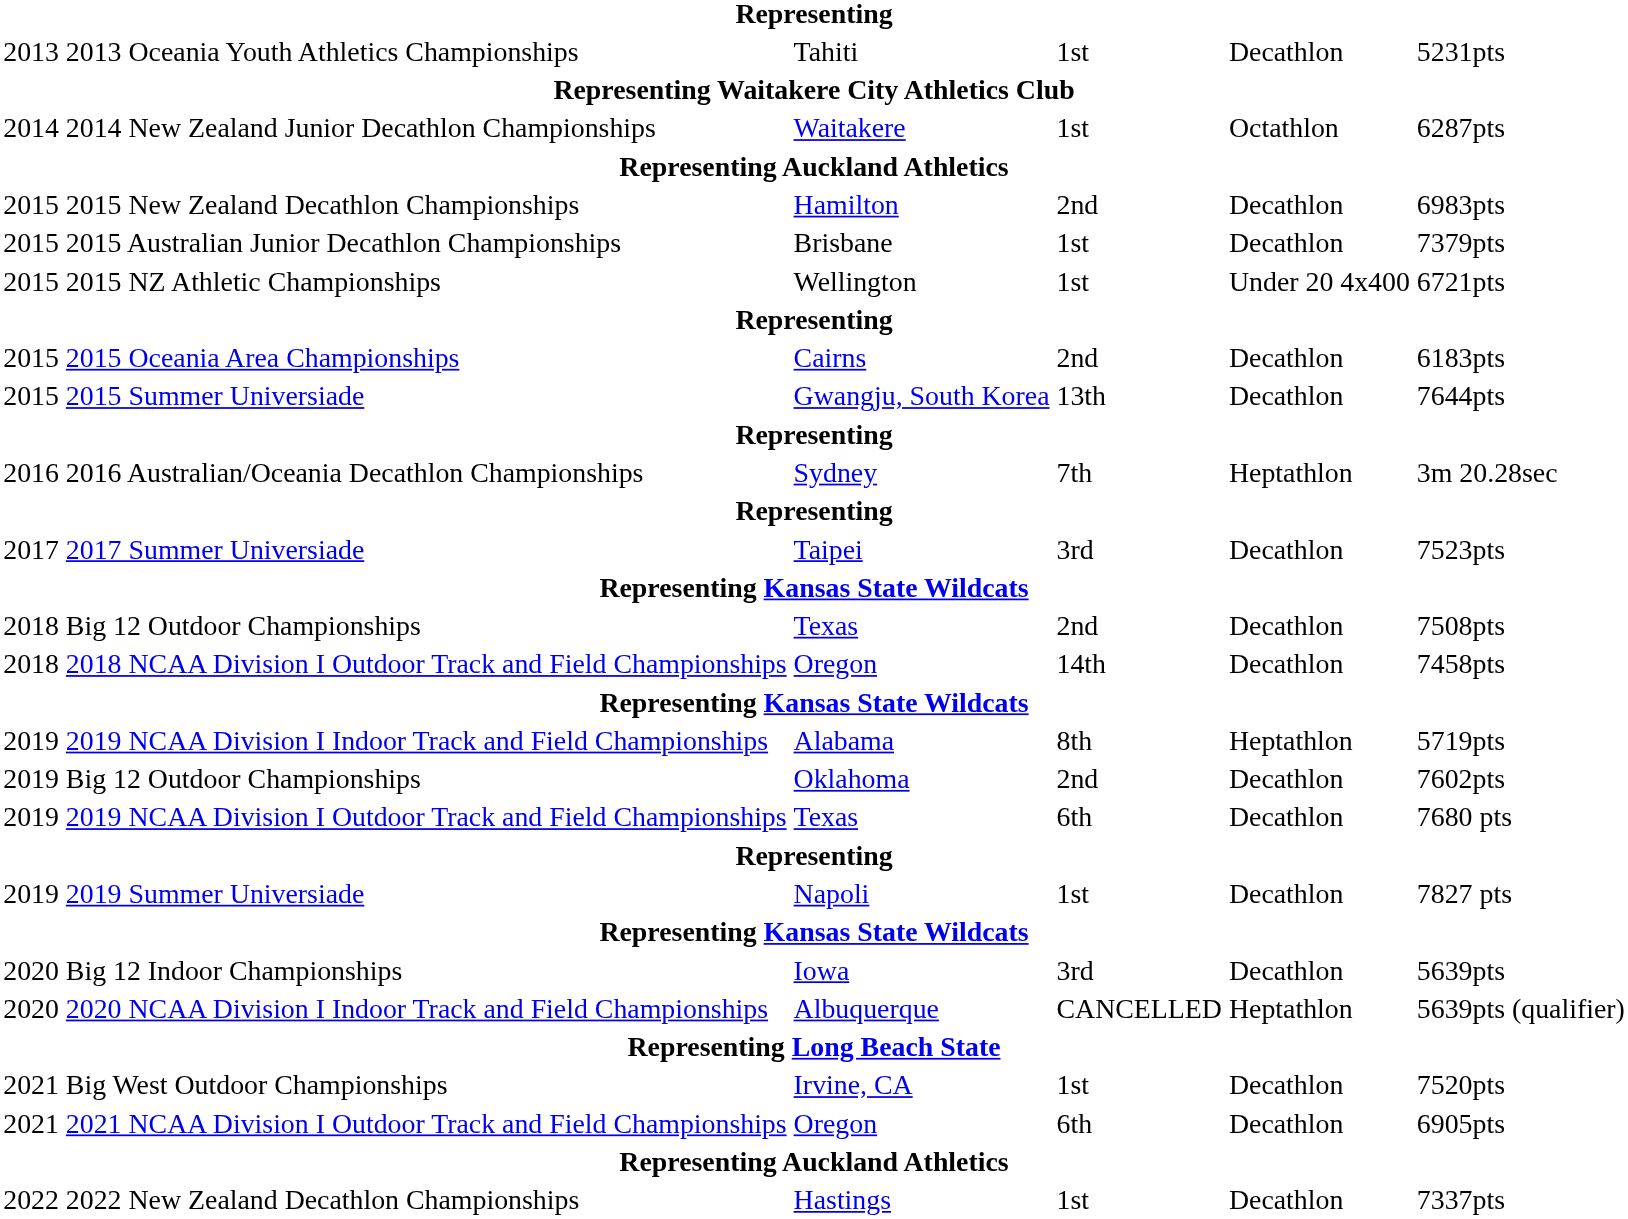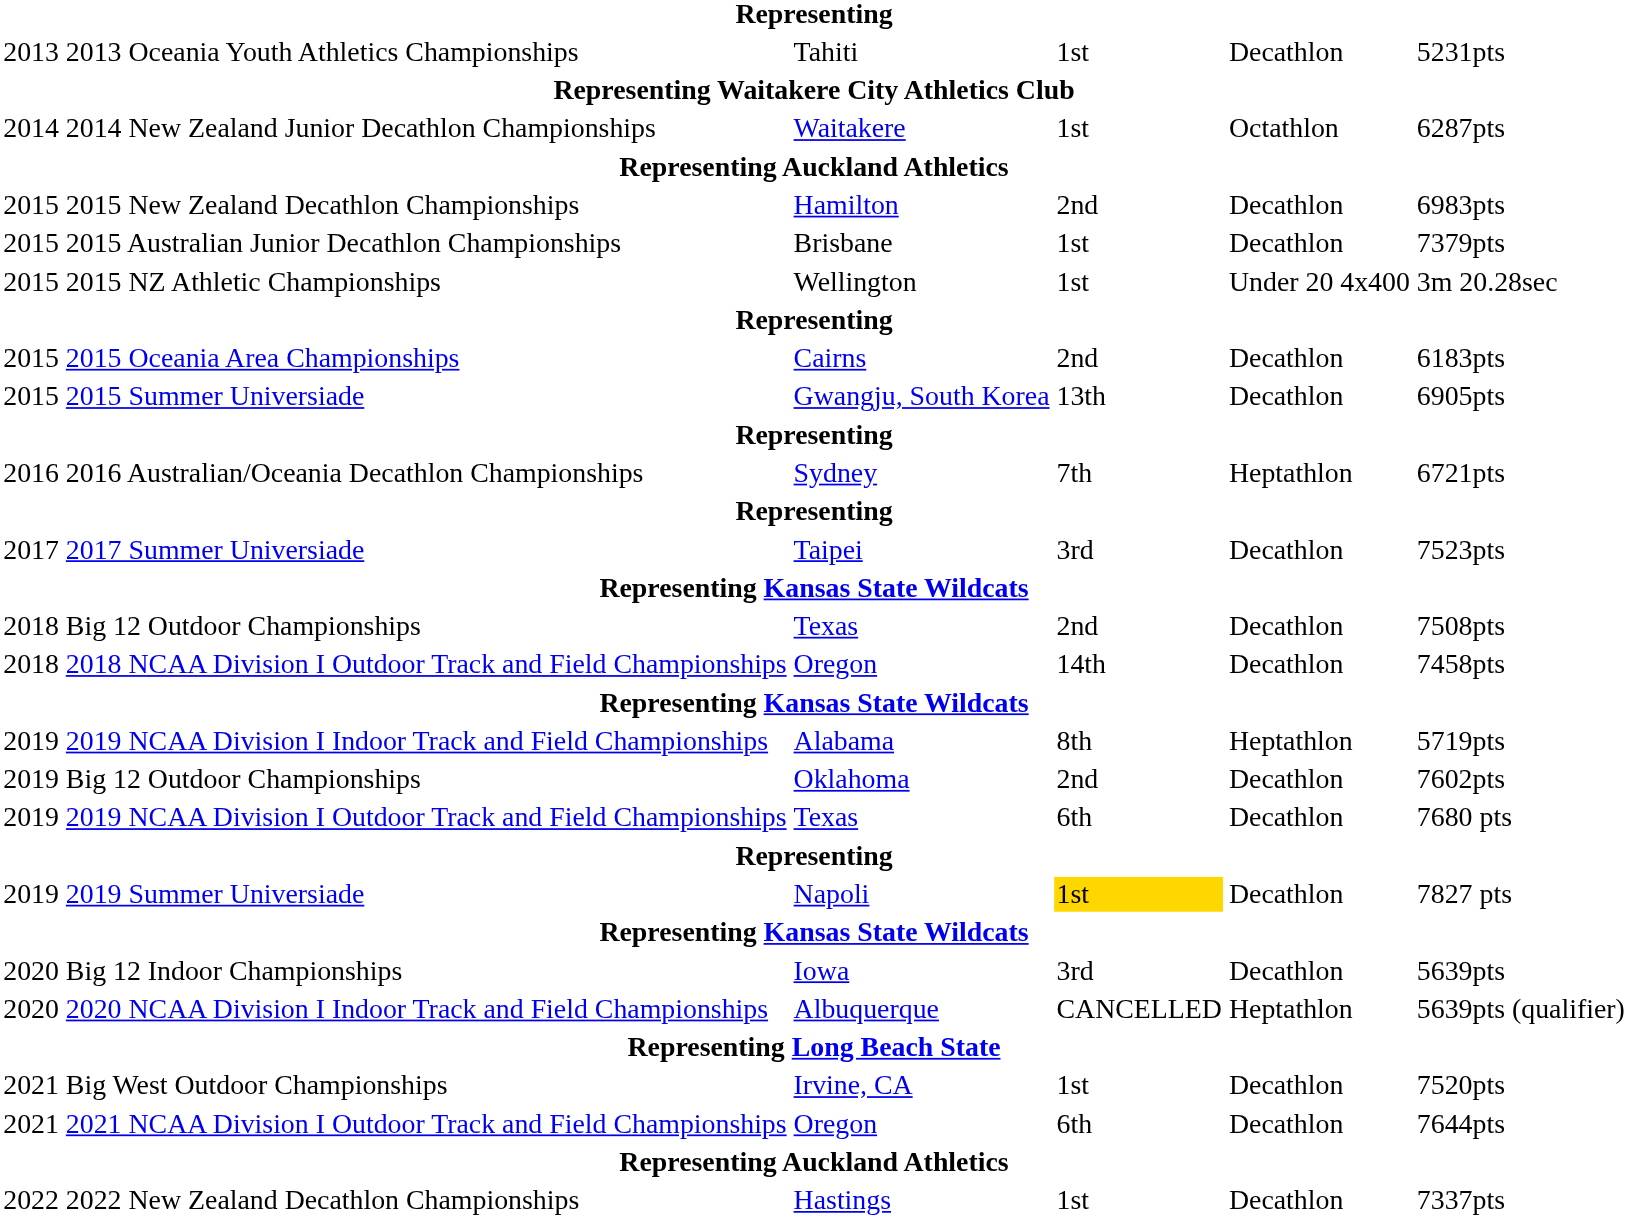(1461, 281) 6721pts -> (1487, 281) 3m 20.28sec
(1461, 396) 7644pts -> (1461, 396) 6905pts
(1487, 472) 3m 20.28sec -> (1461, 472) 6721pts
(1073, 893) no background -> (1073, 893) gold background
(1461, 1123) 6905pts -> (1461, 1123) 7644pts
